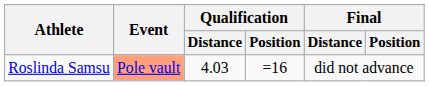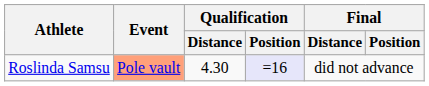(215, 68) 4.03 -> (215, 68) 4.30
(275, 68) no background -> (275, 68) lavender background
